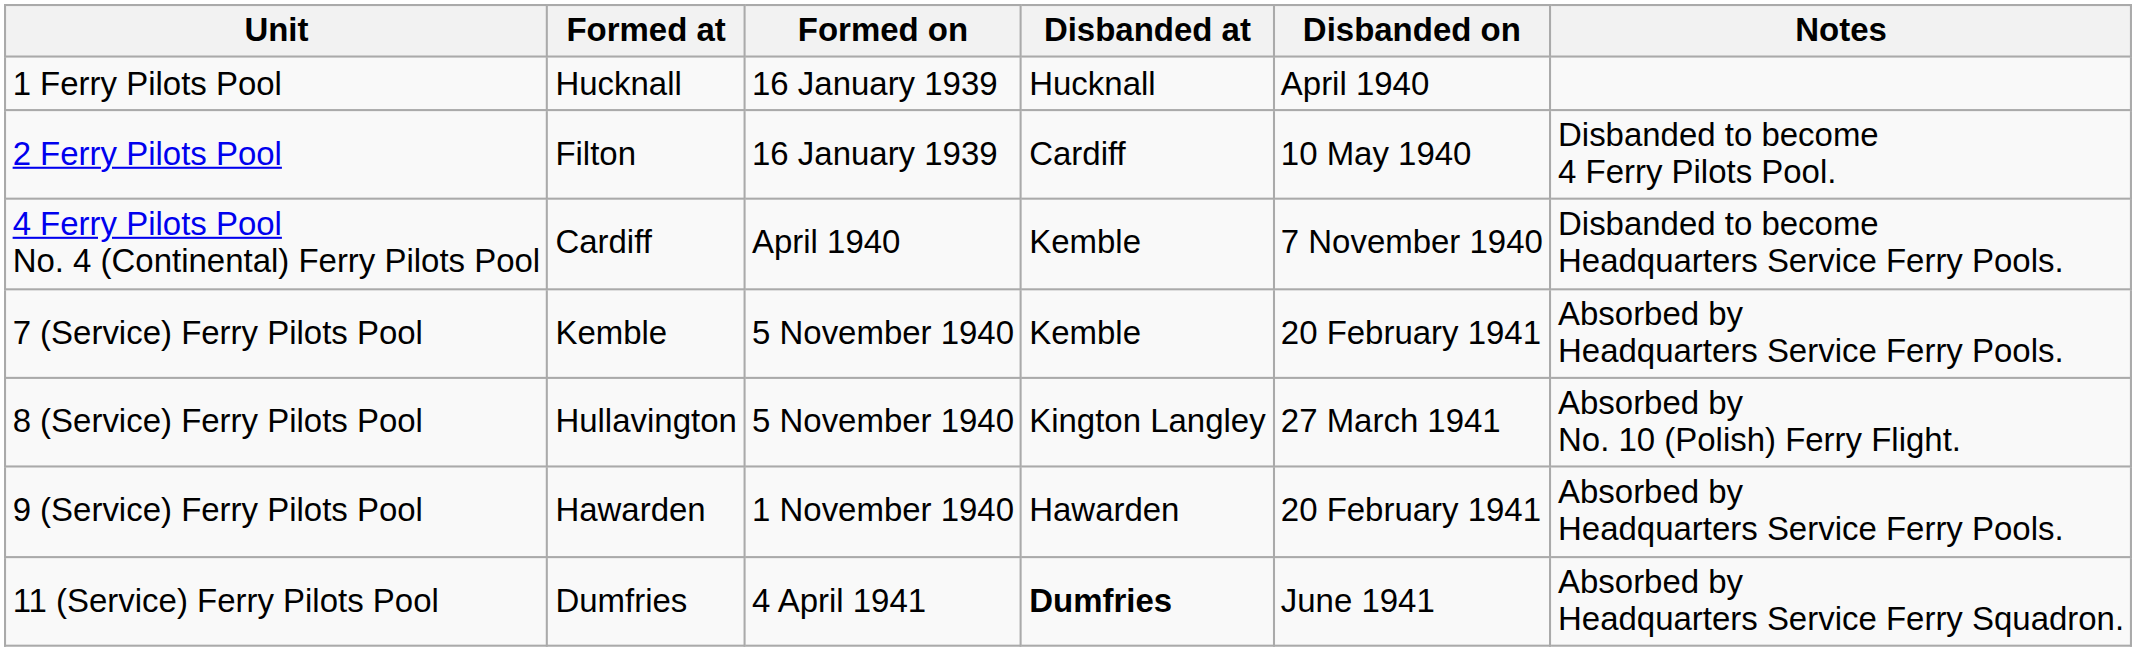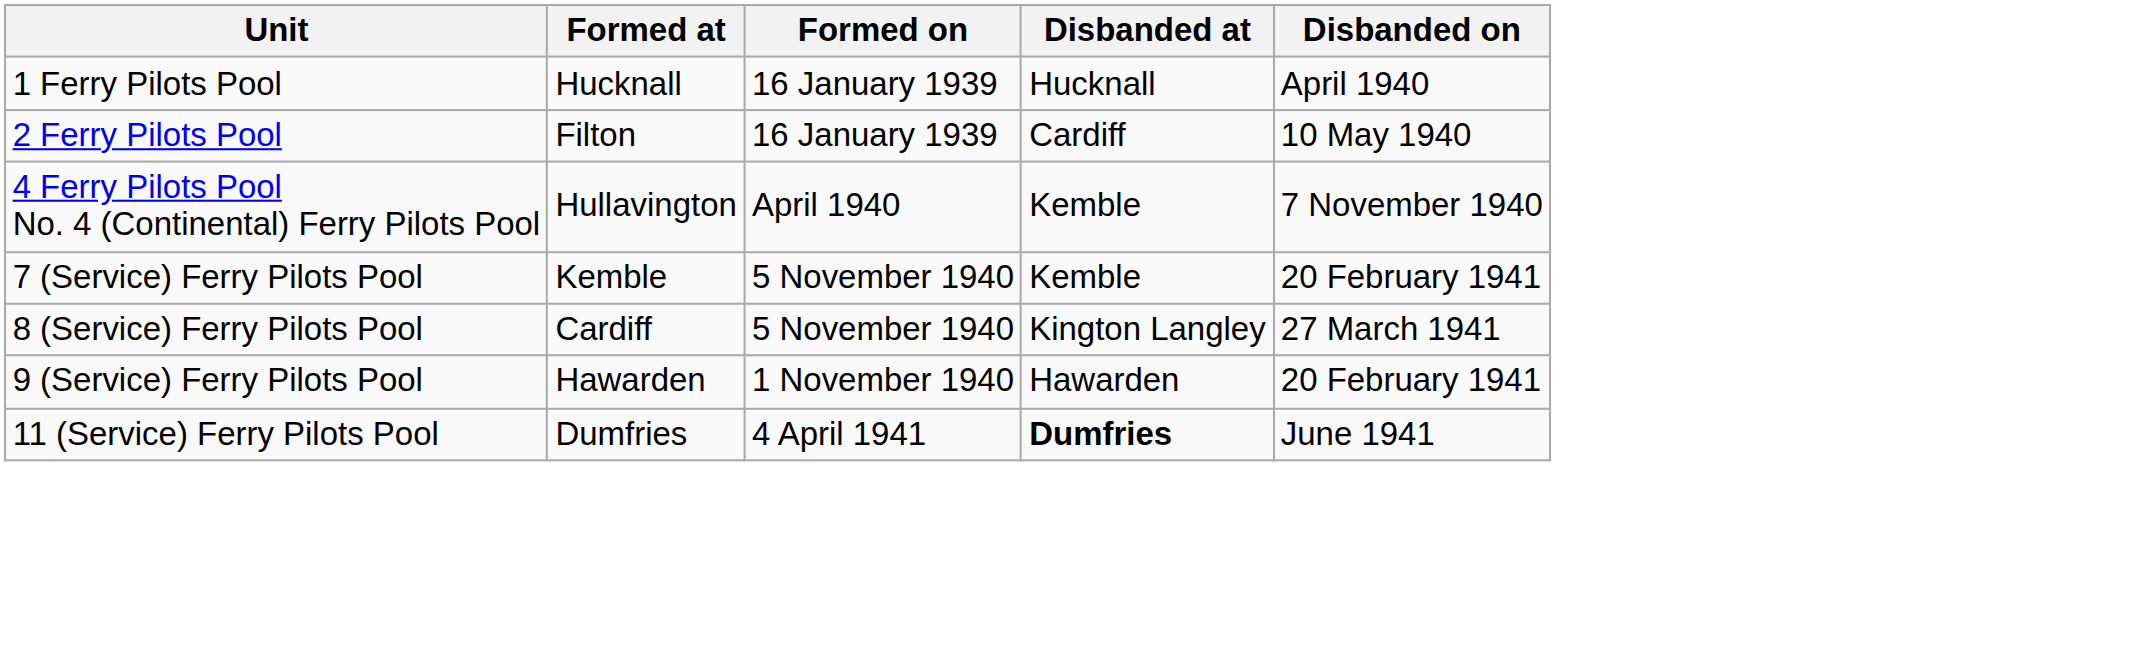- column: (1841, 30)
(604, 243) Cardiff -> (646, 205) Hullavington
(646, 421) Hullavington -> (604, 329) Cardiff
